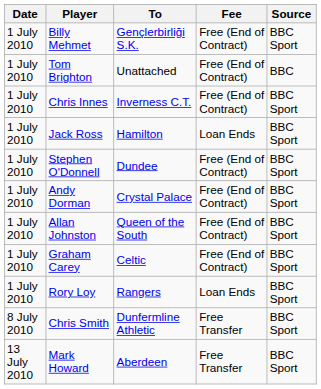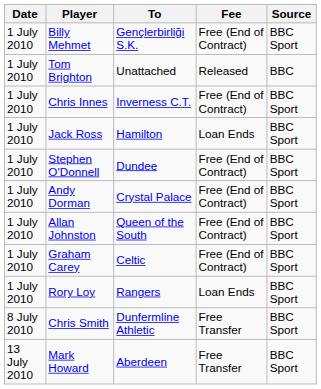(232, 71) Free (End of Contract) -> (223, 71) Released
